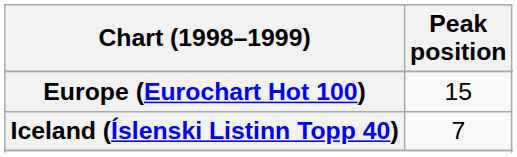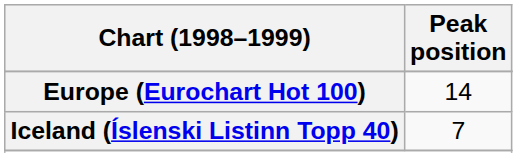(458, 91) 15 -> (458, 91) 14
